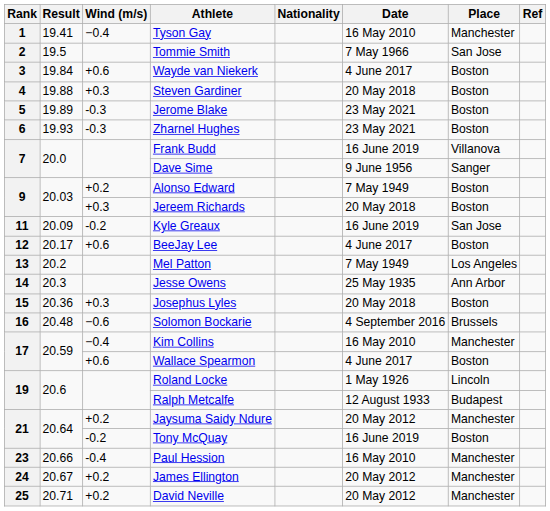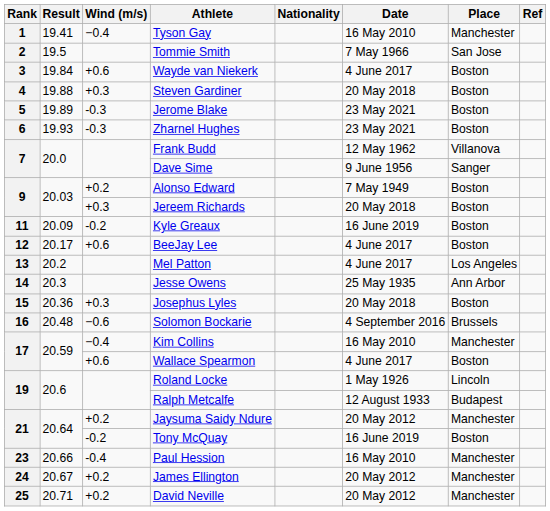(382, 149) 16 June 2019 -> (380, 149) 12 May 1962
(476, 226) San Jose -> (470, 226) Boston
(377, 264) 7 May 1949 -> (379, 264) 4 June 2017
